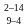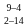rows swapped: (14, 21) <-> (14, 7)
